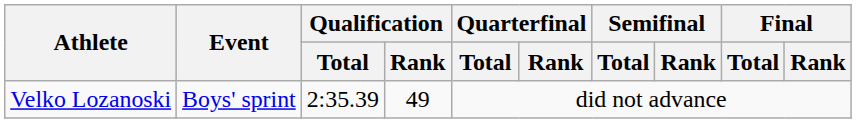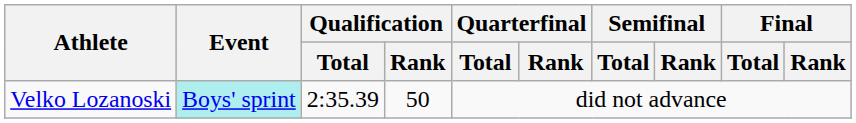(239, 99) no background -> (239, 99) paleturquoise background
(418, 99) 49 -> (418, 99) 50
